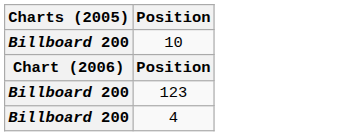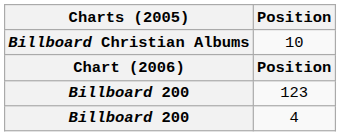(69, 42) Billboard 200 -> (129, 42) Billboard Christian Albums
